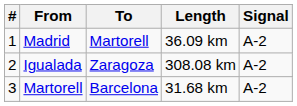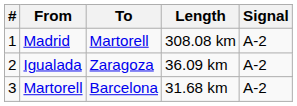(196, 40) 36.09 km -> (201, 40) 308.08 km
(201, 64) 308.08 km -> (196, 64) 36.09 km
